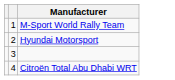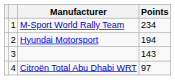+ column: (155, 11)
